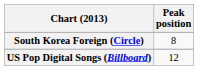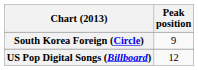(174, 40) 8 -> (174, 40) 9
